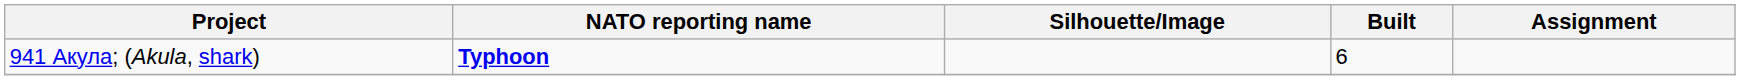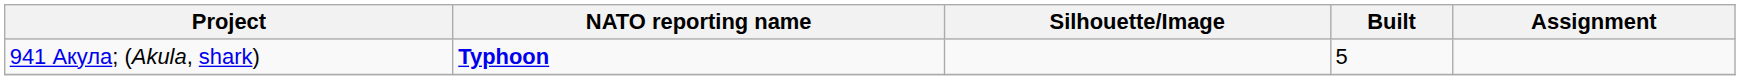(1341, 56) 6 -> (1341, 56) 5
